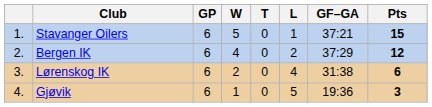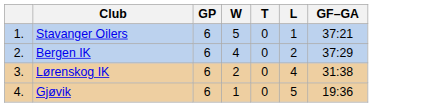- column: (397, 14)
